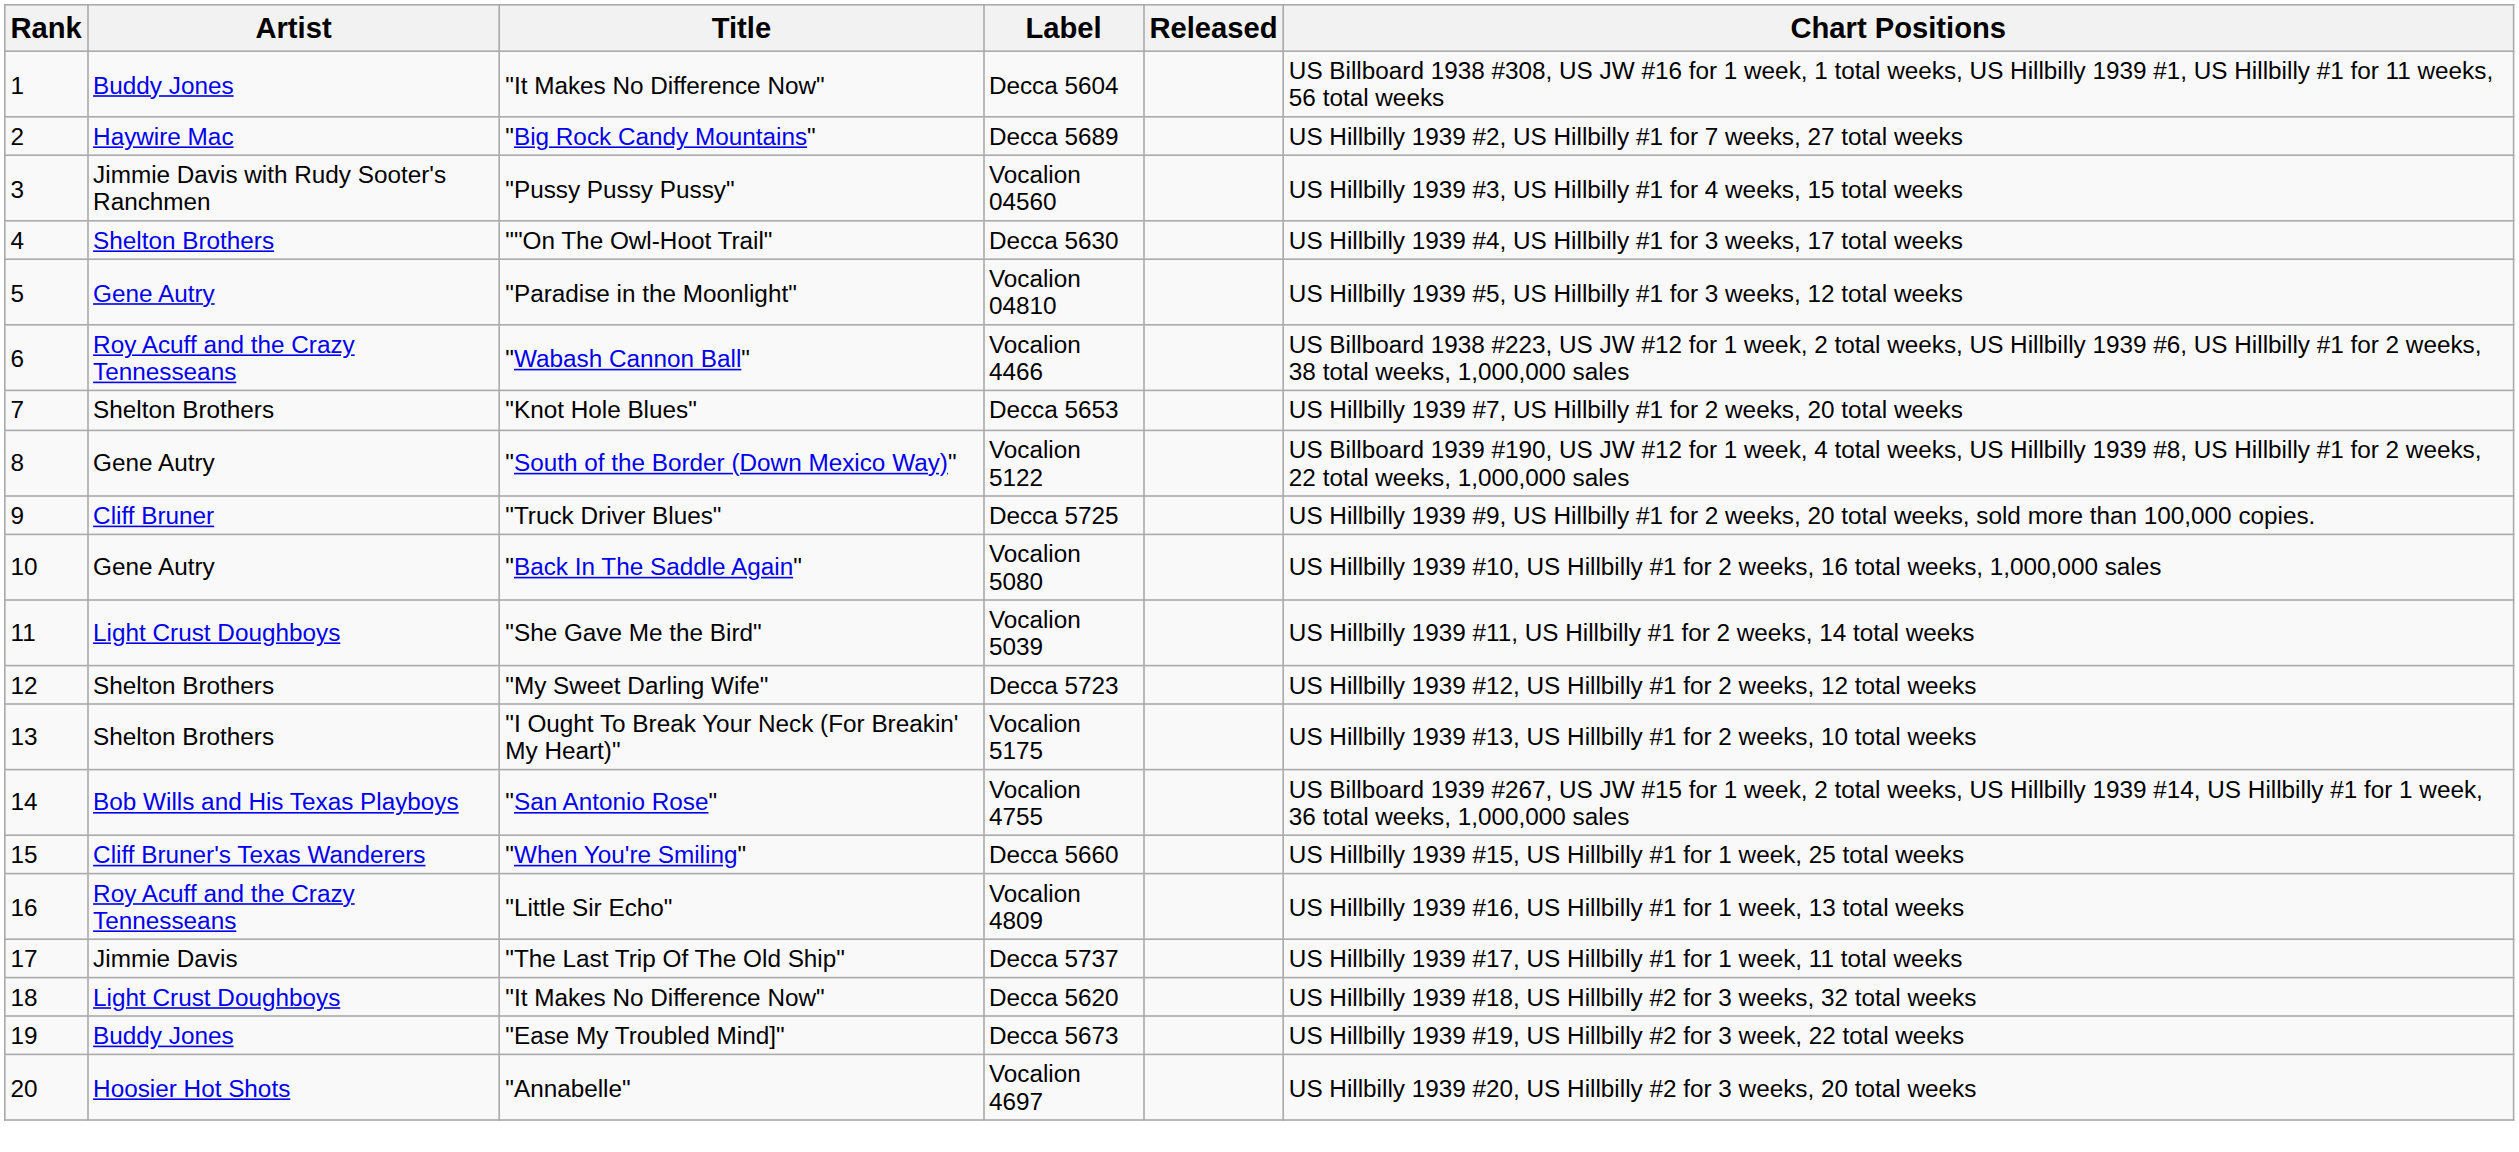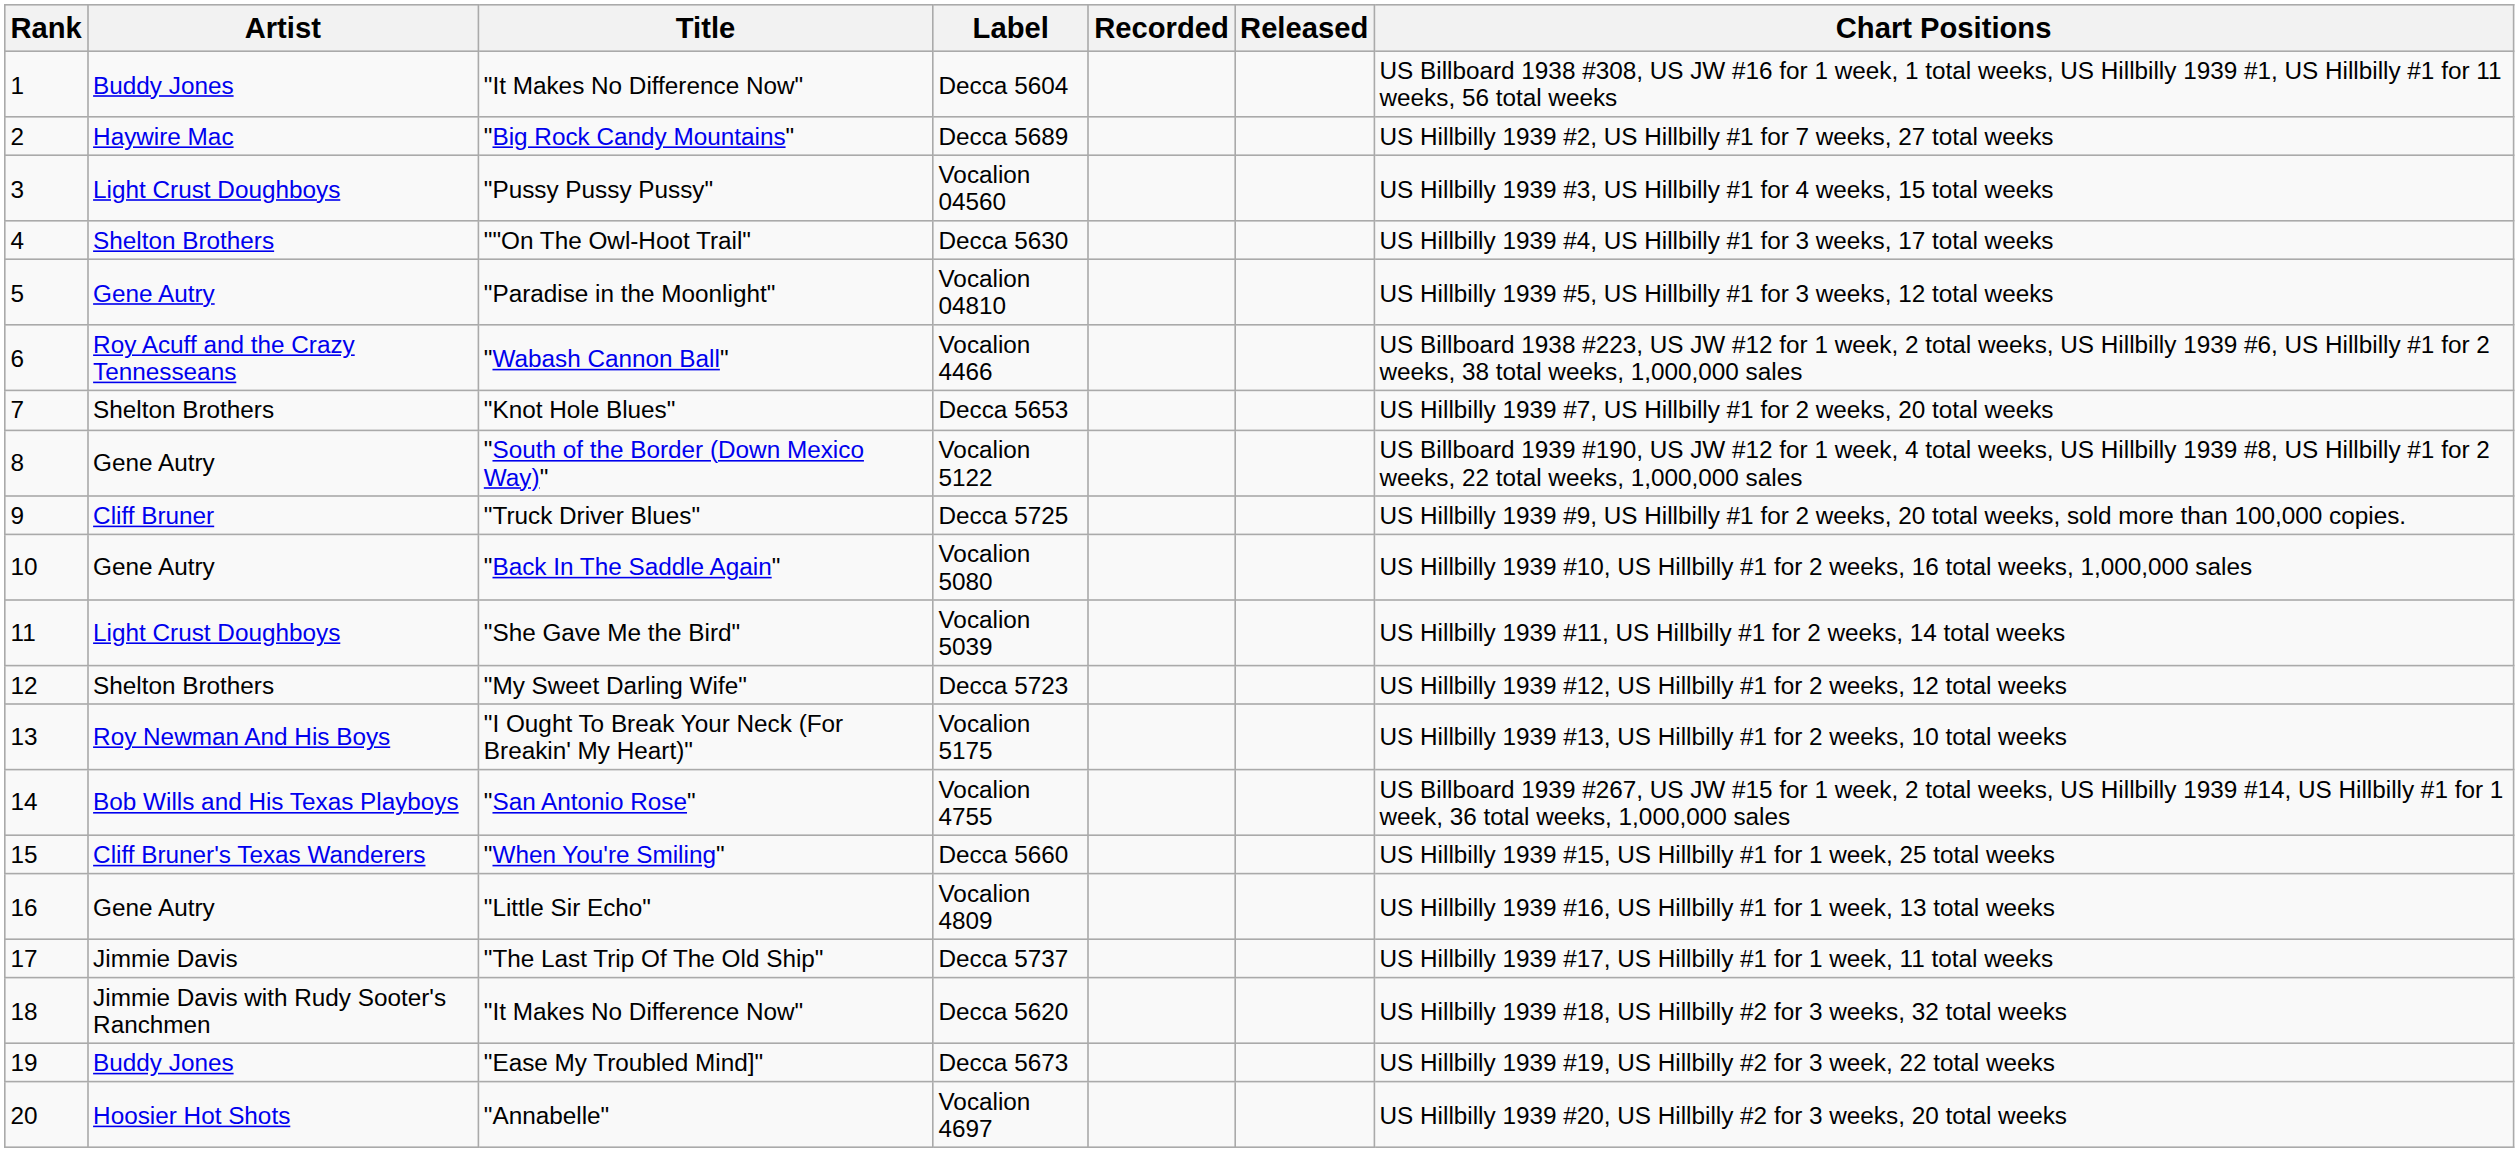+ column: (1161, 27)
(270, 189) Jimmie Davis with Rudy Sooter's Ranchmen -> (217, 189) Light Crust Doughboys
(184, 737) Shelton Brothers -> (242, 737) Roy Newman And His Boys
(224, 907) Roy Acuff and the Crazy Tennesseans -> (154, 907) Gene Autry
(217, 997) Light Crust Doughboys -> (270, 1011) Jimmie Davis with Rudy Sooter's Ranchmen
